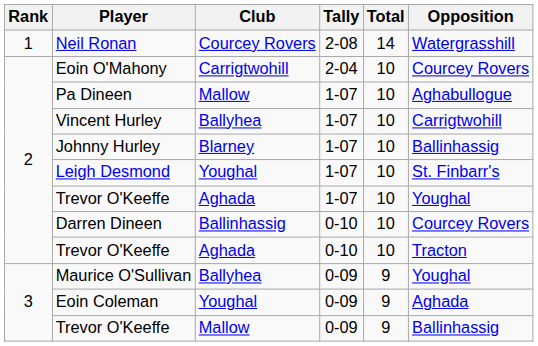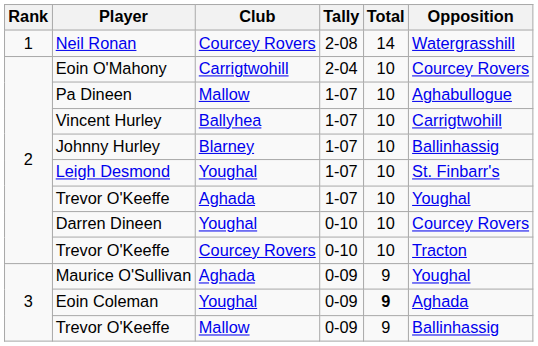(242, 224) Ballinhassig -> (228, 224) Youghal
(227, 250) Aghada -> (257, 250) Courcey Rovers
(230, 276) Ballyhea -> (227, 276) Aghada
(386, 302) normal -> (386, 302) bold
